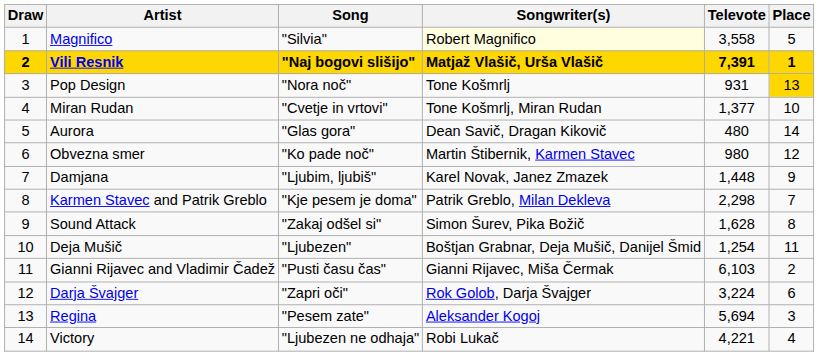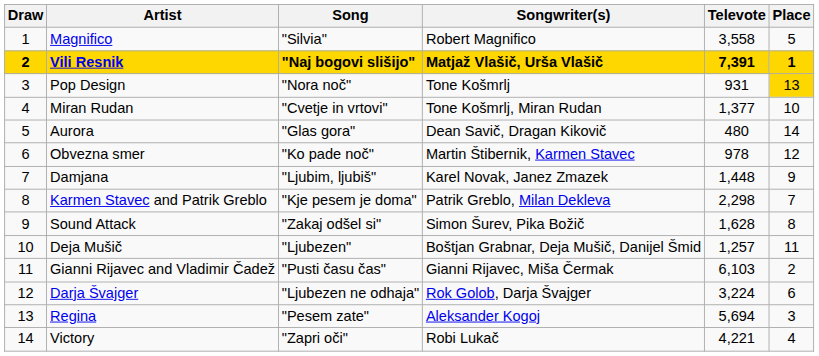(481, 39) lightyellow background -> (481, 39) no background
(737, 154) 980 -> (737, 154) 978
(737, 246) 1,254 -> (737, 246) 1,257
(315, 293) "Zapri oči" -> (350, 293) "Ljubezen ne odhaja"
(350, 339) "Ljubezen ne odhaja" -> (315, 339) "Zapri oči"
